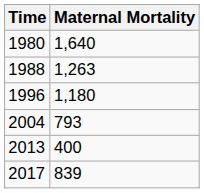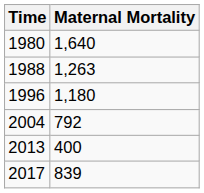(68, 122) 793 -> (68, 122) 792
